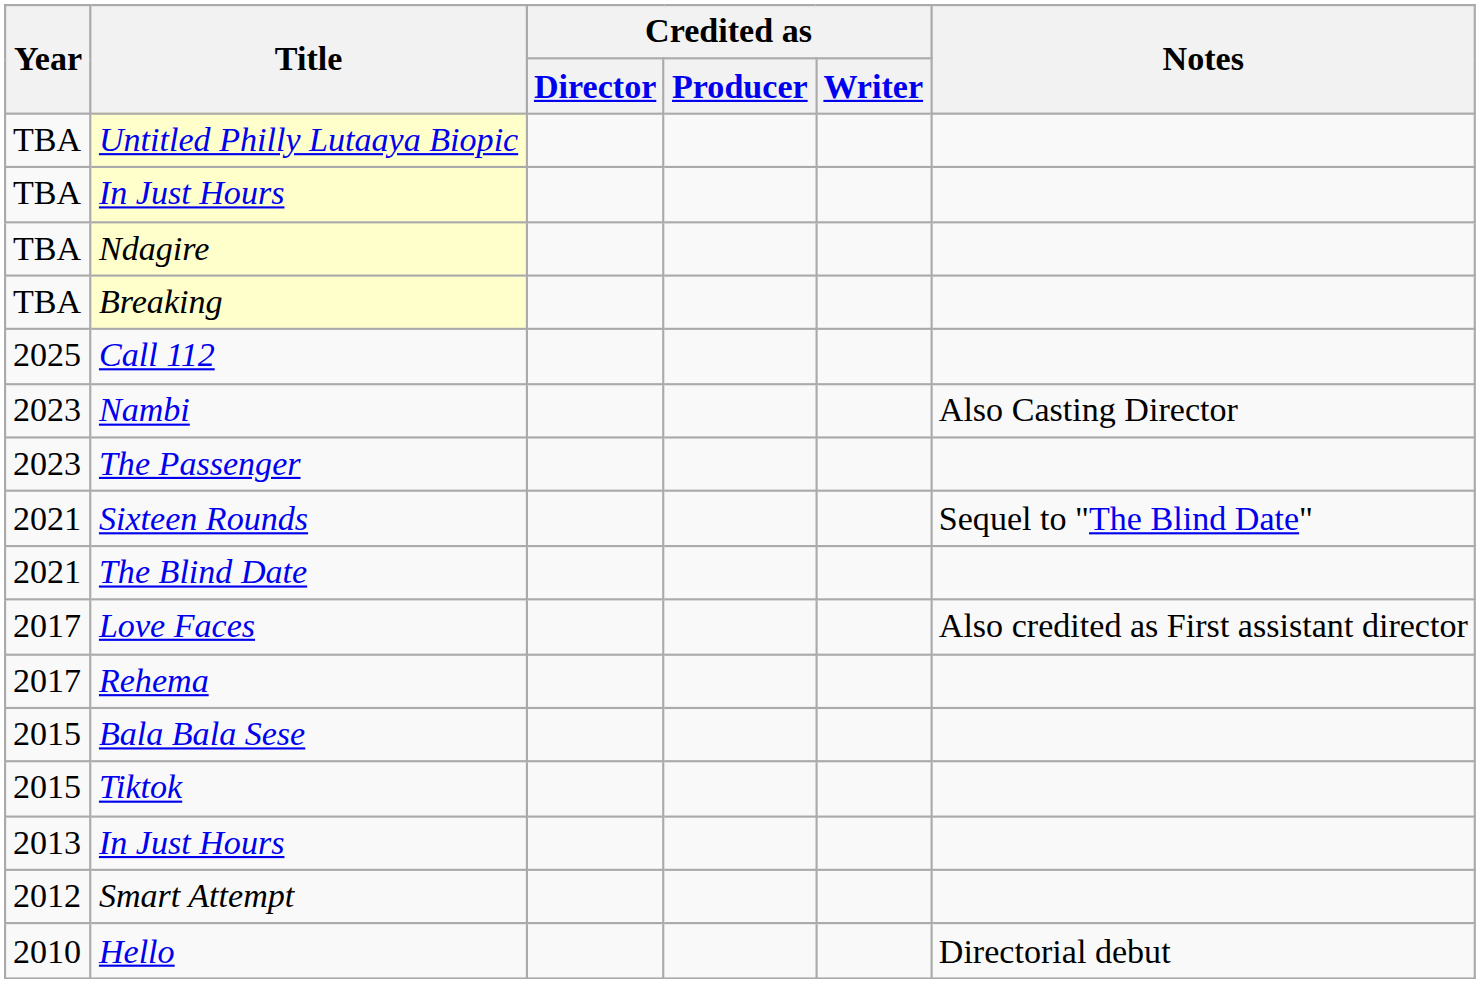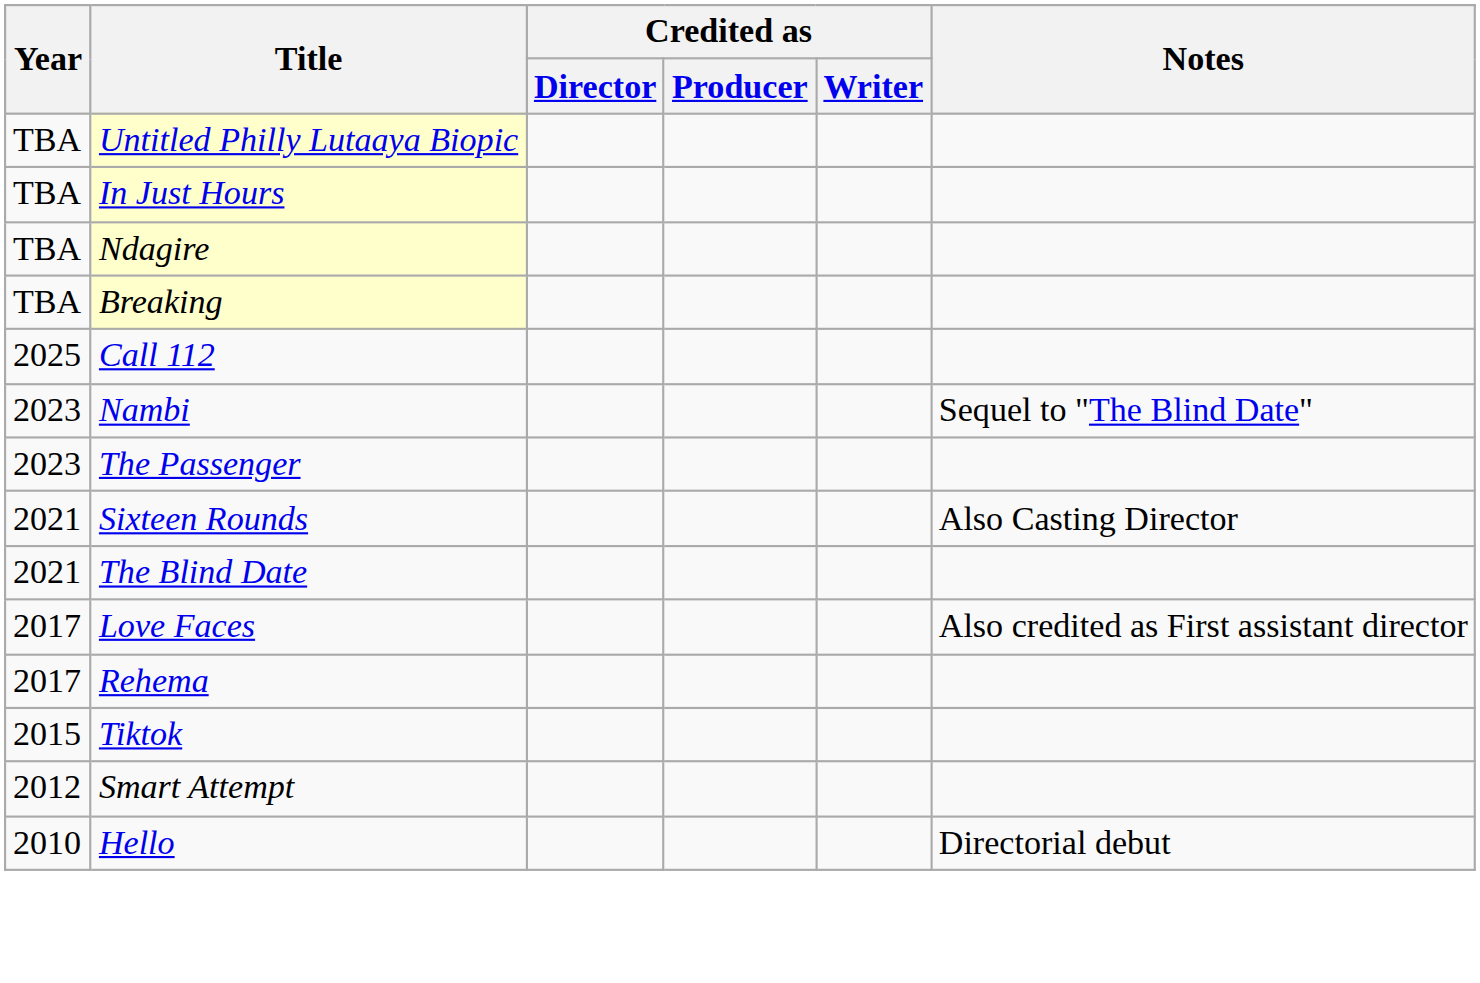(1088, 409) Also Casting Director -> (1126, 409) Sequel to "The Blind Date"
(1126, 517) Sequel to "The Blind Date" -> (1088, 517) Also Casting Director
- row: (47, 734)
- row: (47, 842)
